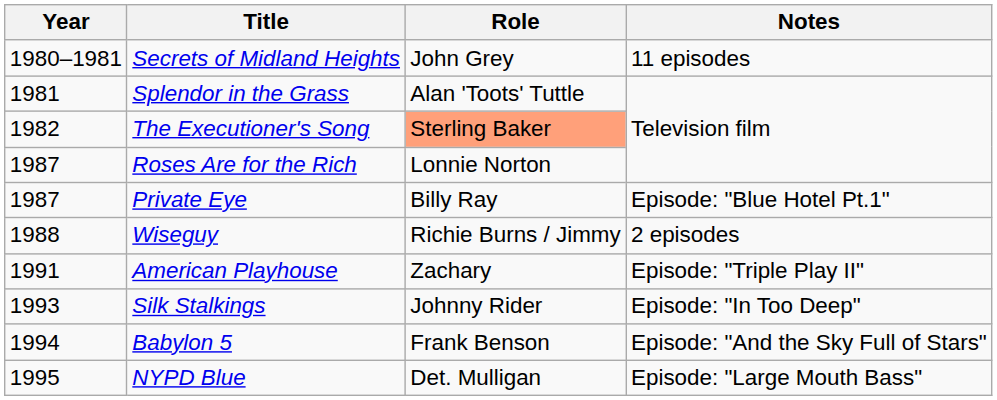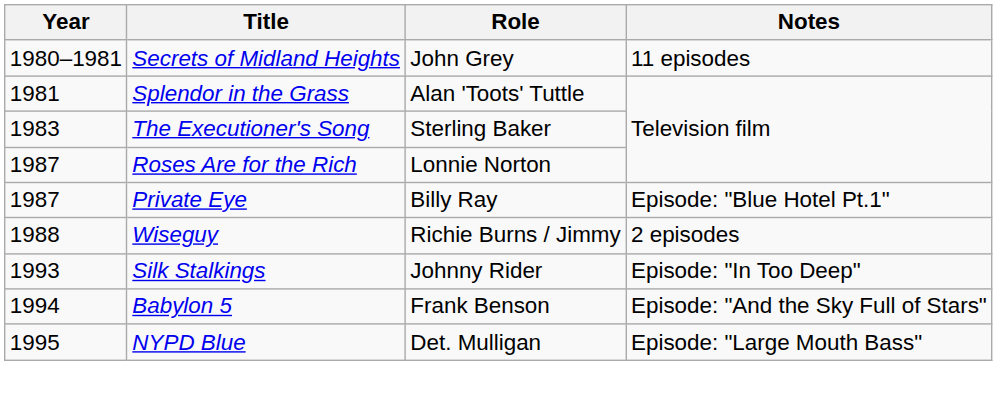(35, 128) 1982 -> (35, 128) 1983
(481, 128) lightsalmon background -> (481, 128) no background
- row: (235, 270)
